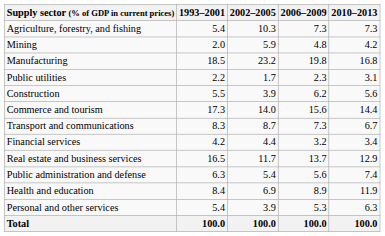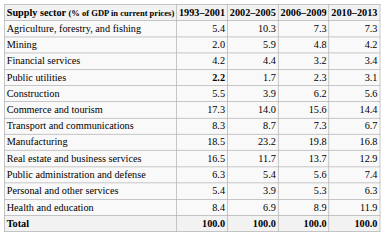rows swapped: (37, 61) <-> (44, 142)
(219, 77) normal -> (219, 77) bold
rows swapped: (50, 191) <-> (63, 207)
